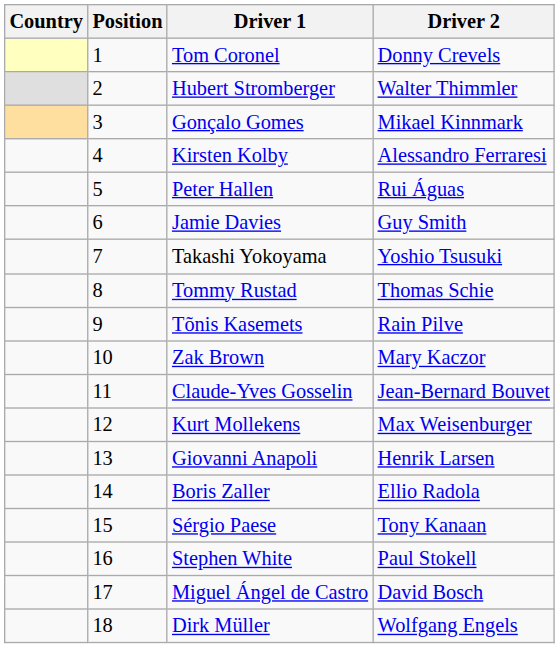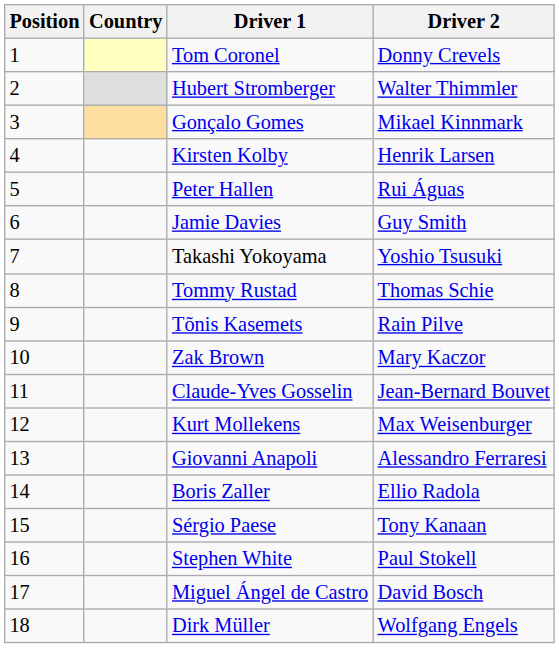columns swapped: (127, 21) <-> (46, 21)
(462, 155) Alessandro Ferraresi -> (436, 155) Henrik Larsen
(436, 458) Henrik Larsen -> (462, 458) Alessandro Ferraresi
